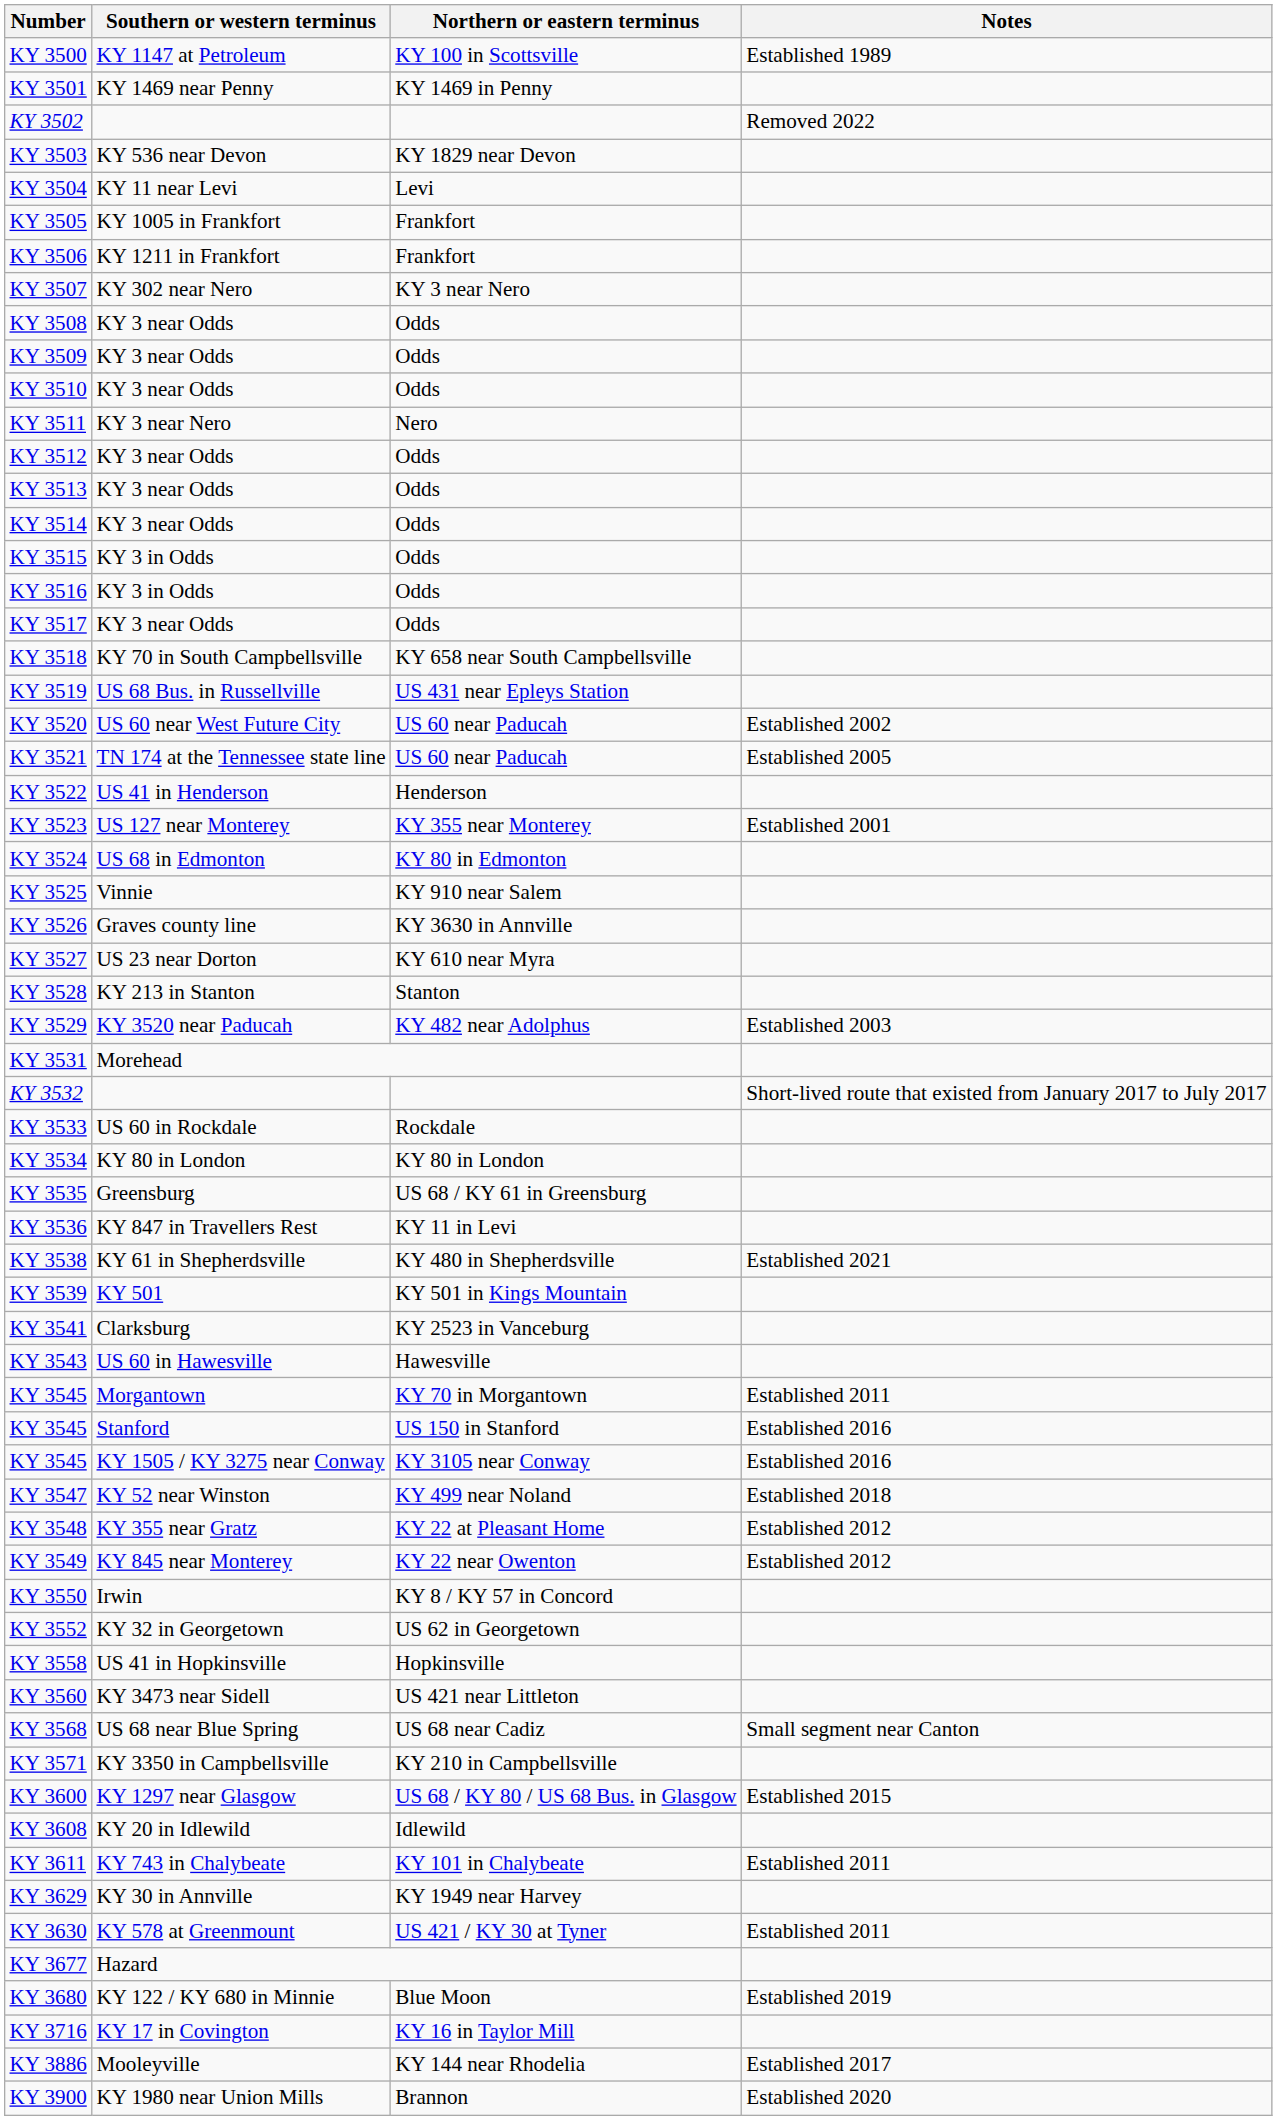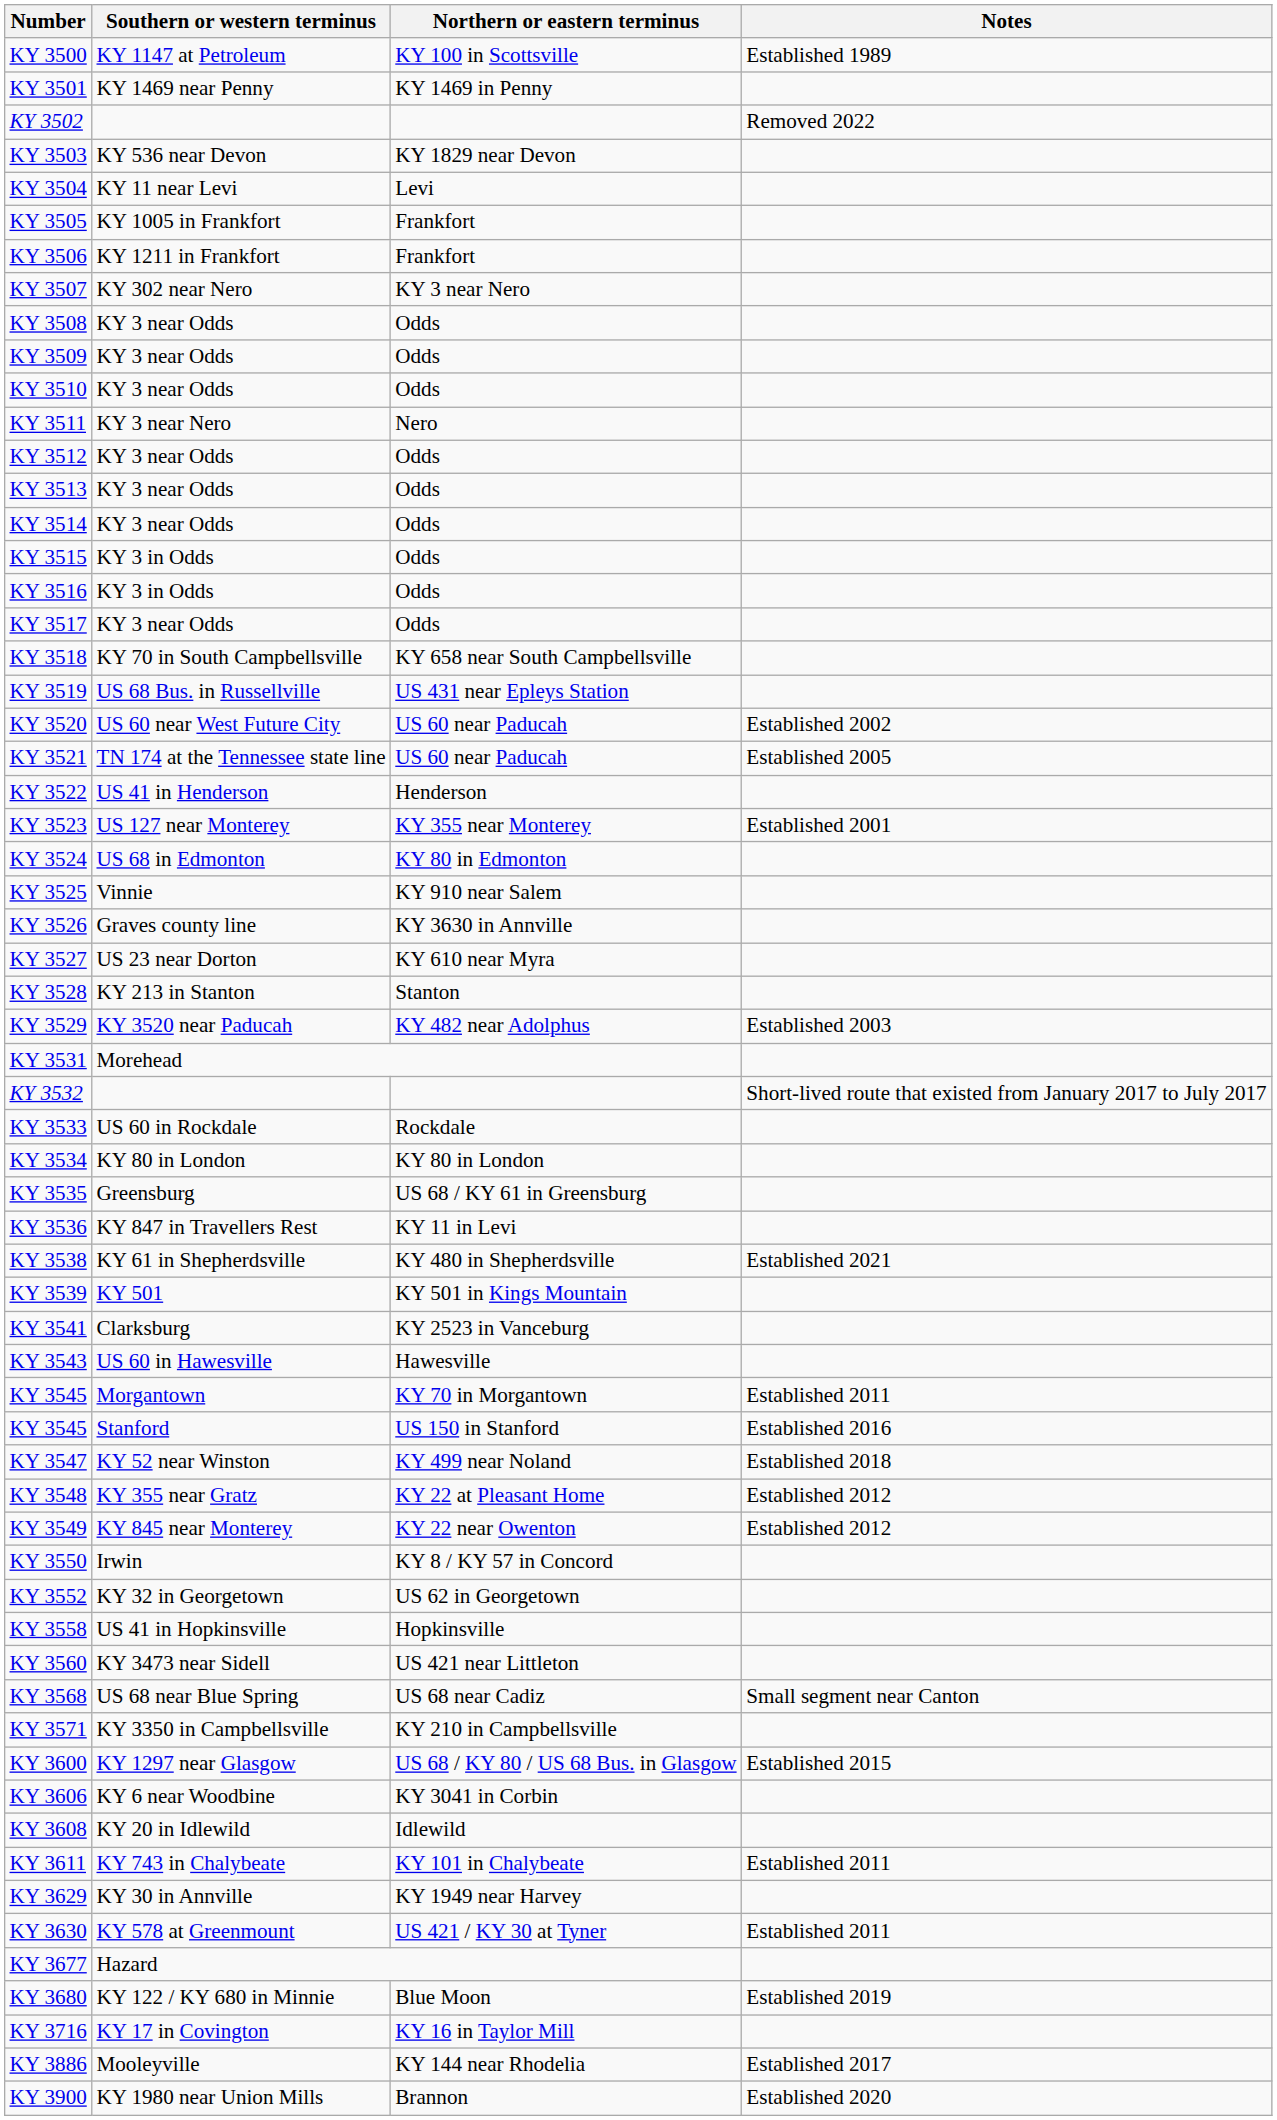- row: (48, 1461)
+ row: (48, 1796)
